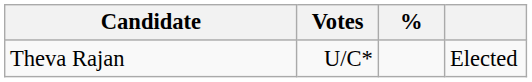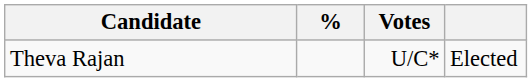columns swapped: (338, 22) <-> (411, 22)
